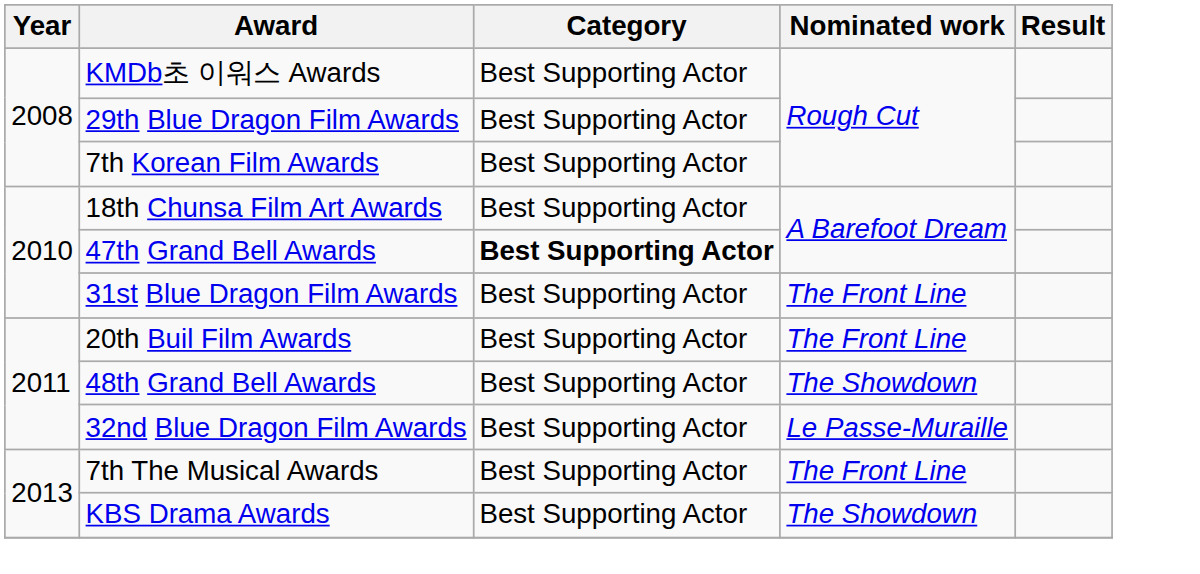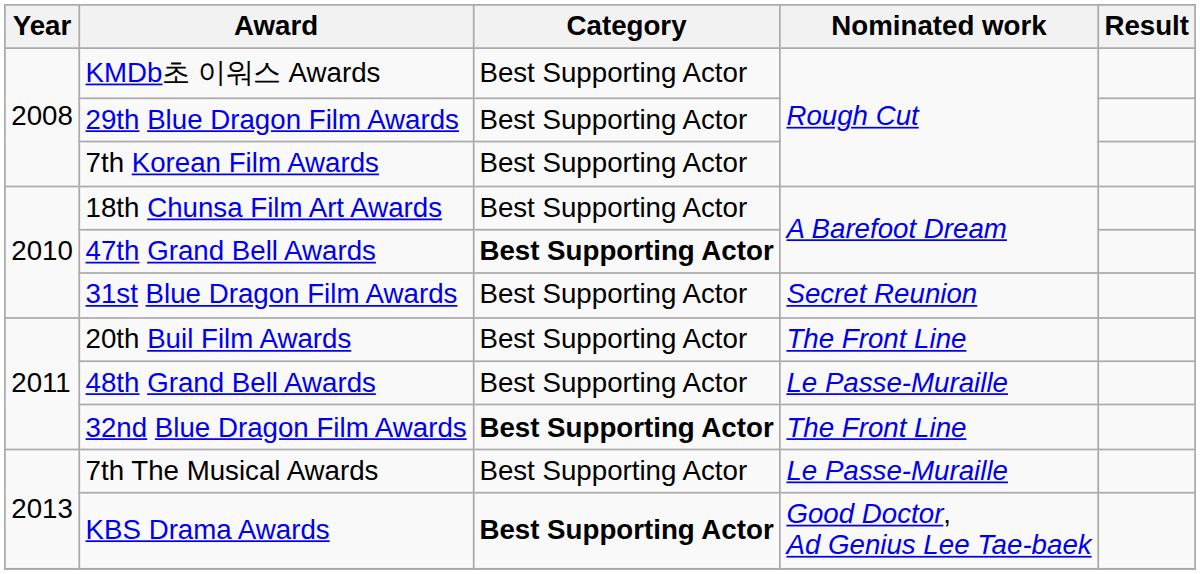(876, 295) The Front Line -> (882, 295) Secret Reunion
(882, 382) The Showdown -> (897, 382) Le Passe-Muraille
(613, 426) normal -> (627, 426) bold
(897, 426) Le Passe-Muraille -> (876, 426) The Front Line
(876, 470) The Front Line -> (897, 470) Le Passe-Muraille
(613, 514) normal -> (627, 530) bold
(882, 514) The Showdown -> (939, 530) Good Doctor, Ad Genius Lee Tae-baek
